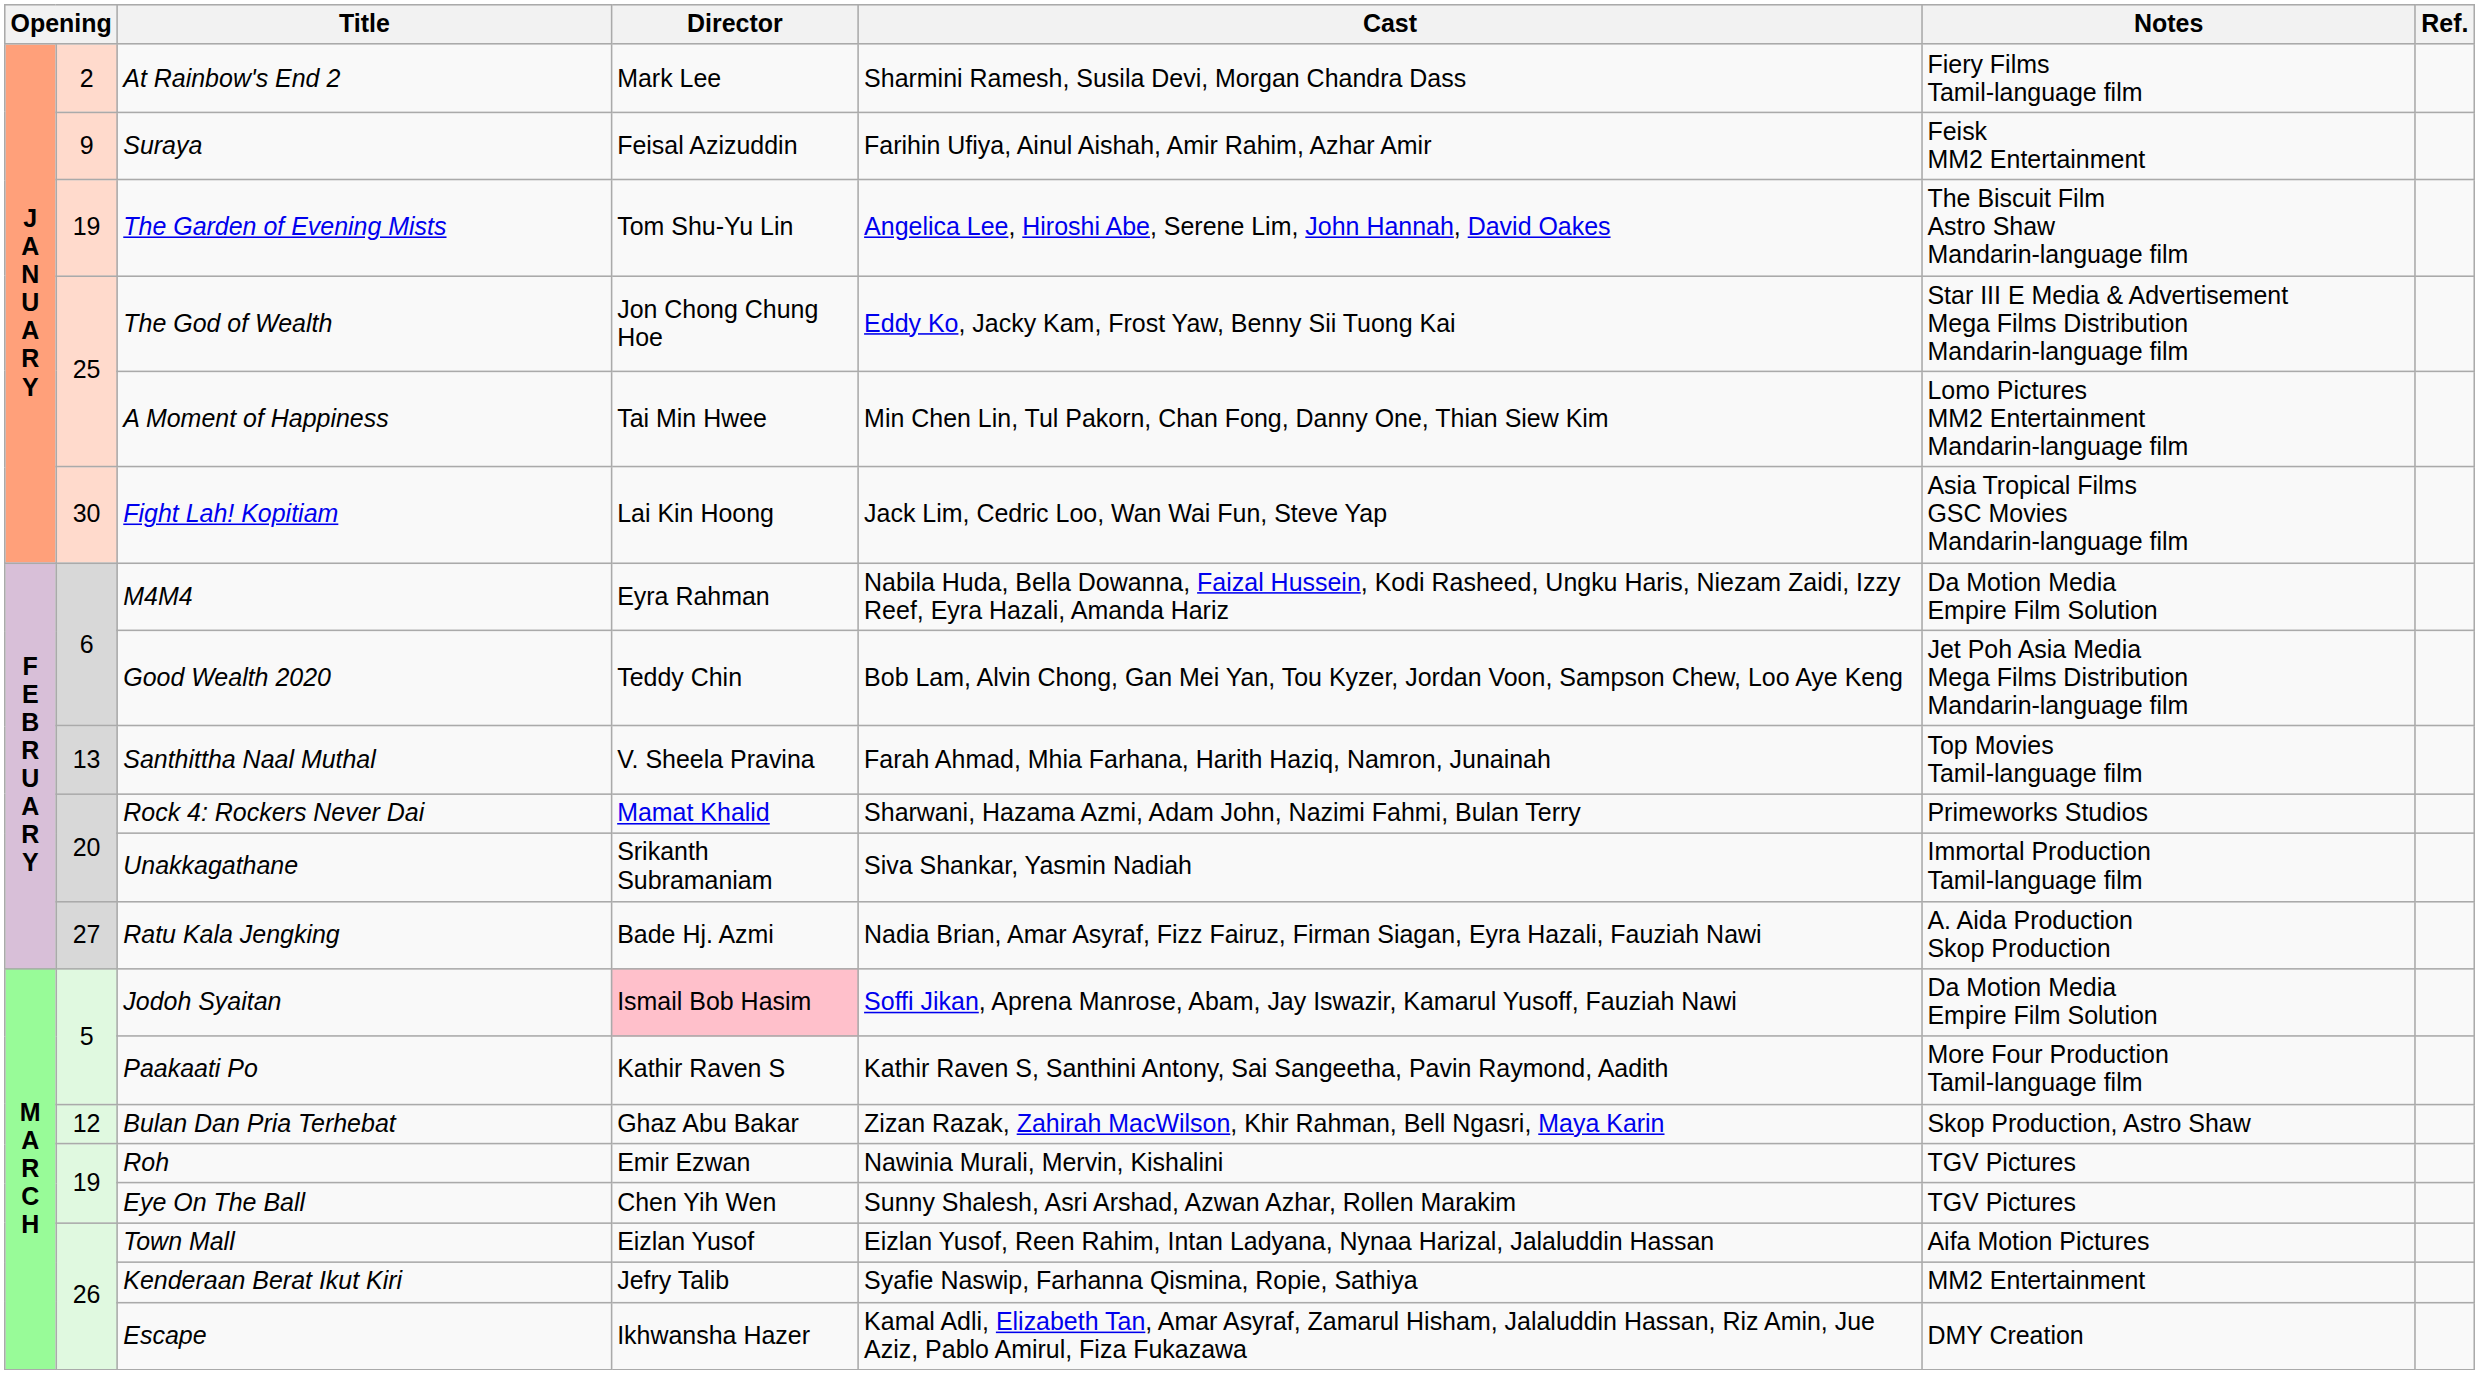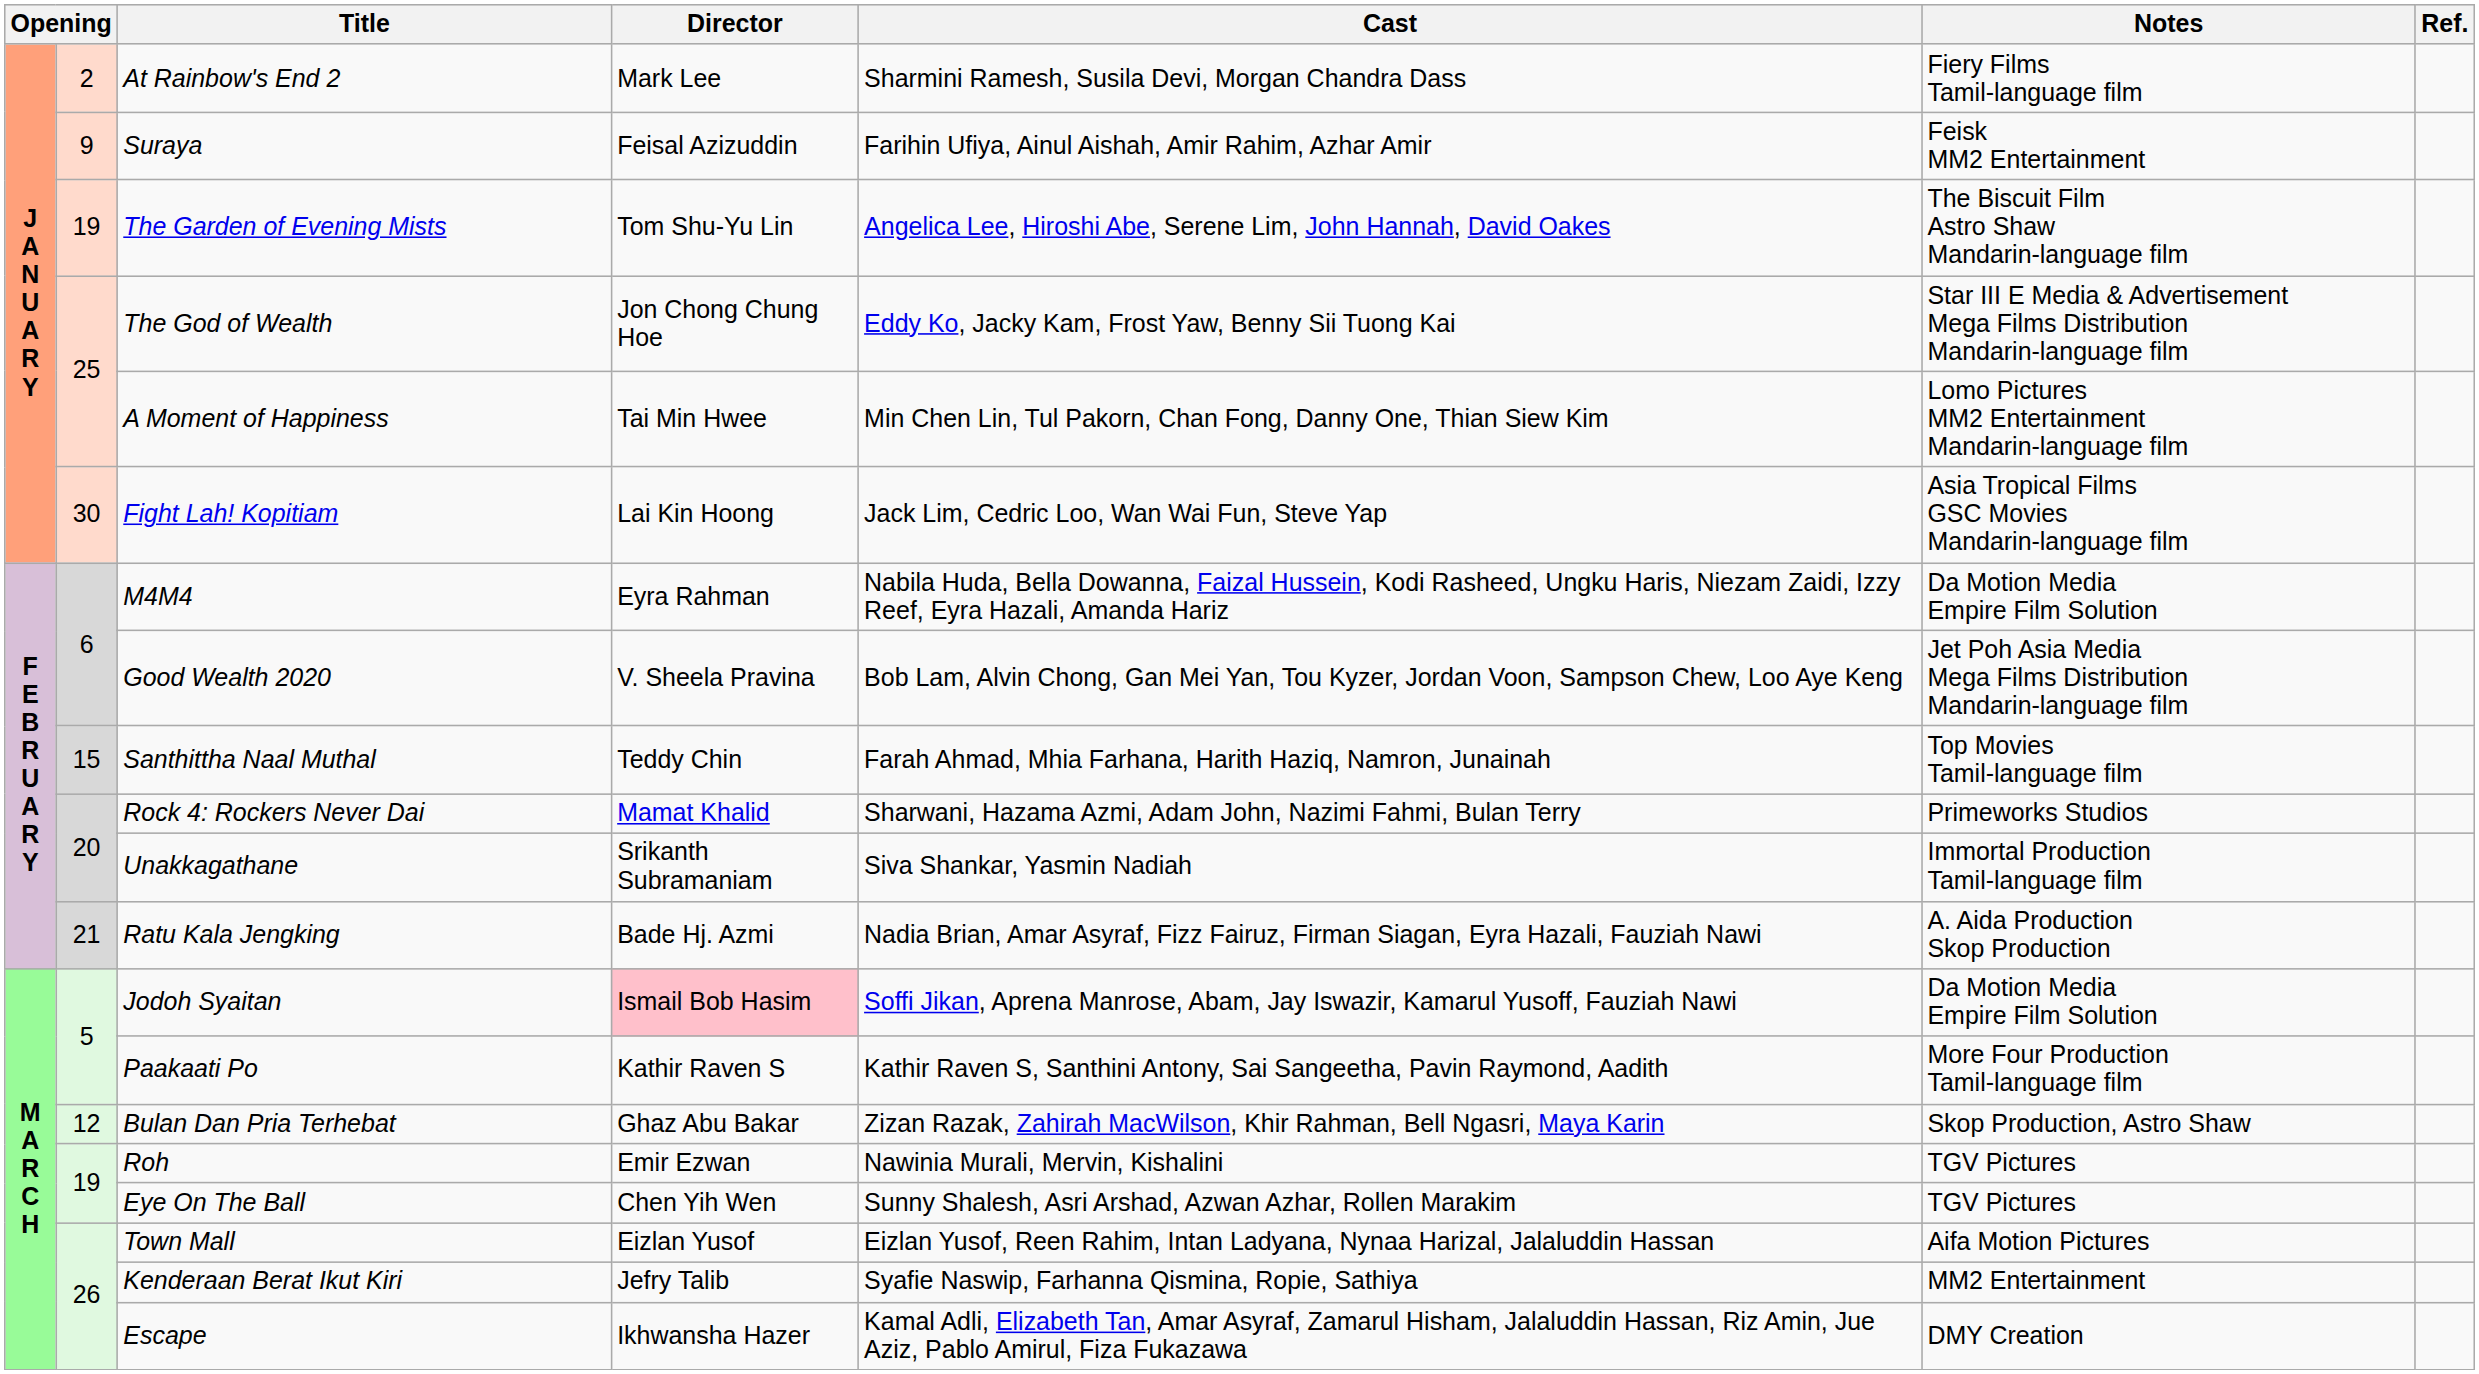(680, 677) Teddy Chin -> (716, 677) V. Sheela Pravina
(87, 759) 13 -> (87, 759) 15
(716, 759) V. Sheela Pravina -> (680, 759) Teddy Chin
(87, 934) 27 -> (87, 934) 21
